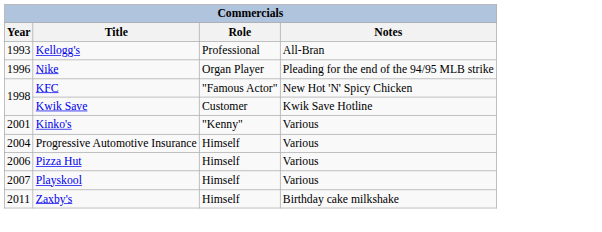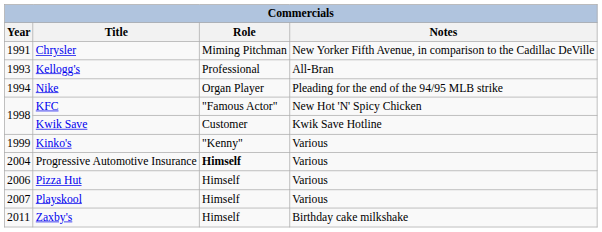+ row: (56, 50)
(19, 69) 1996 -> (19, 87) 1994
(19, 124) 2001 -> (19, 143) 1999
(221, 143) normal -> (222, 161) bold
